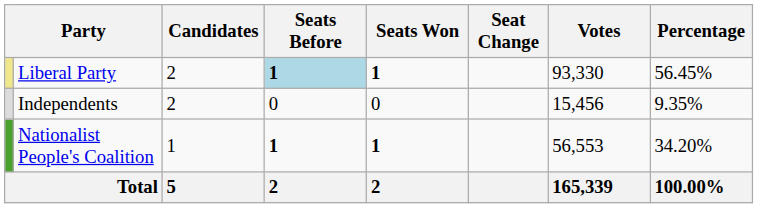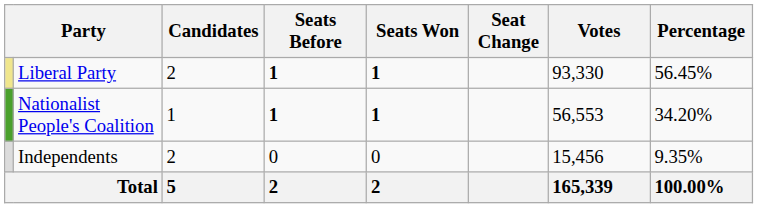(273, 73) lightblue background -> (273, 73) no background
rows swapped: (86, 145) <-> (68, 103)
